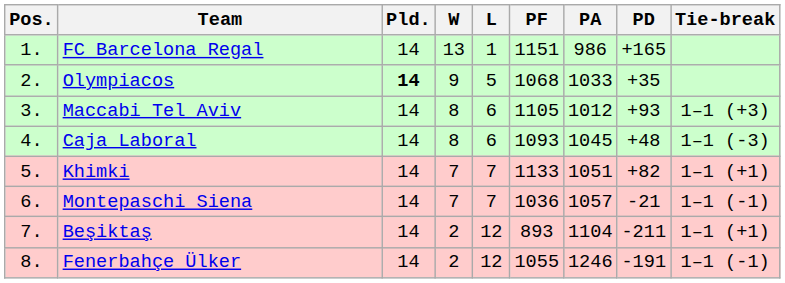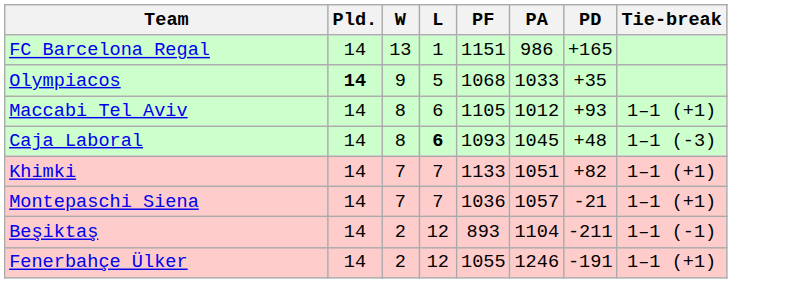- column: (31, 20)
(725, 111) 1–1 (+3) -> (672, 111) 1–1 (+1)
(491, 141) normal -> (438, 141) bold
(725, 202) 1–1 (-1) -> (672, 202) 1–1 (+1)
(725, 232) 1–1 (+1) -> (672, 232) 1–1 (-1)
(725, 262) 1–1 (-1) -> (672, 262) 1–1 (+1)
